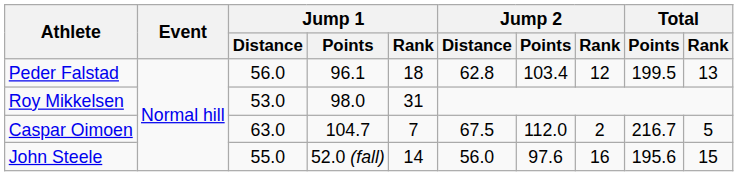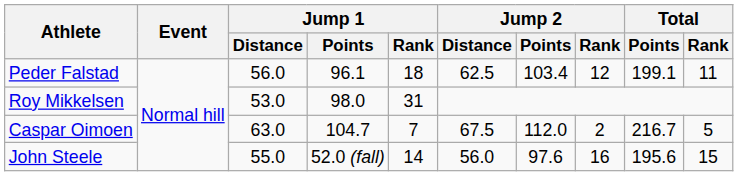(477, 73) 62.8 -> (477, 73) 62.5
(654, 73) 199.5 -> (654, 73) 199.1
(708, 73) 13 -> (708, 73) 11
